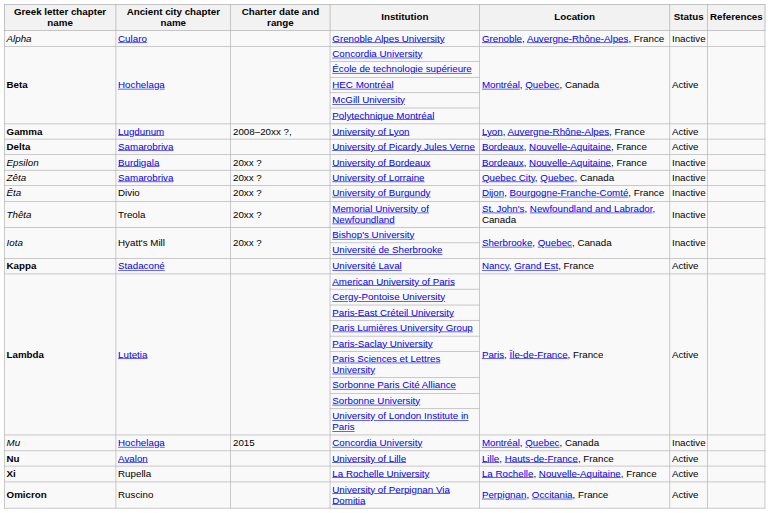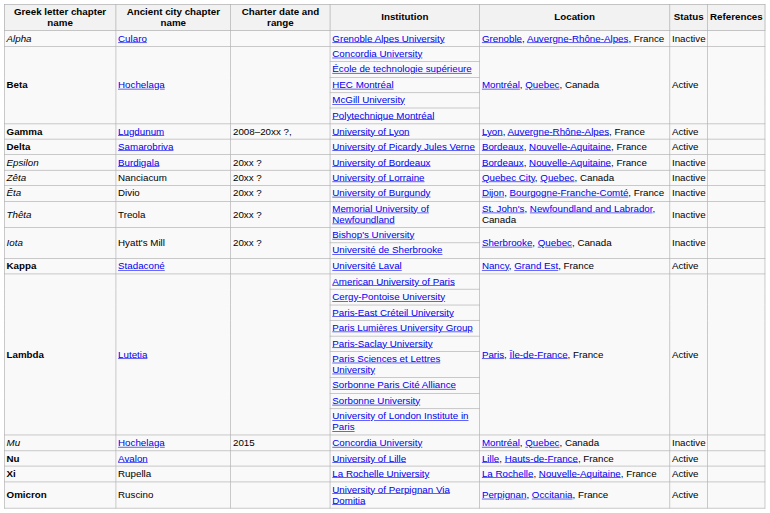(146, 178) Samarobriva -> (142, 178) Nanciacum
